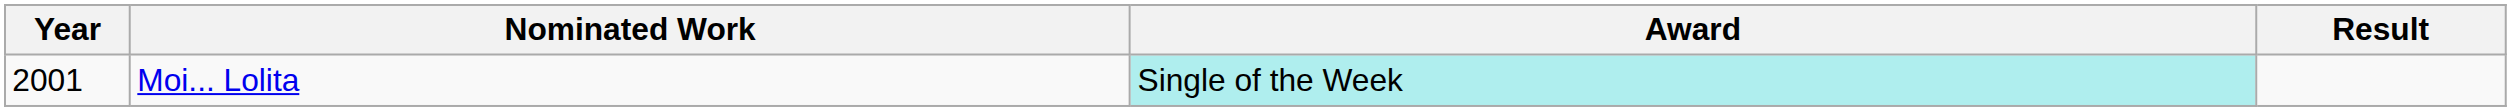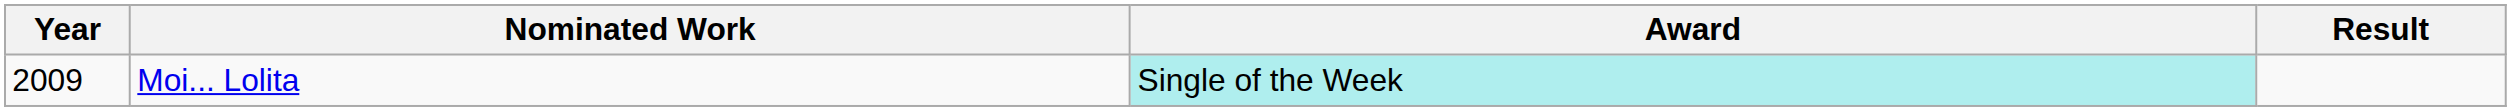(48, 79) 2001 -> (48, 79) 2009
